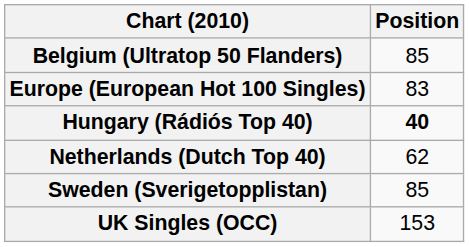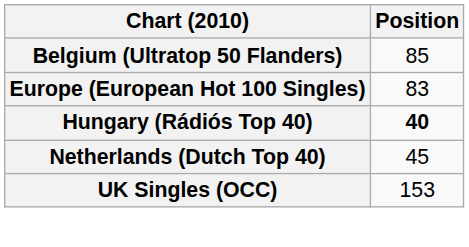(417, 156) 62 -> (417, 156) 45
- row: (188, 190)
